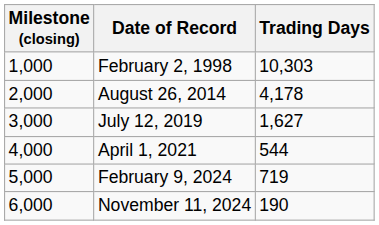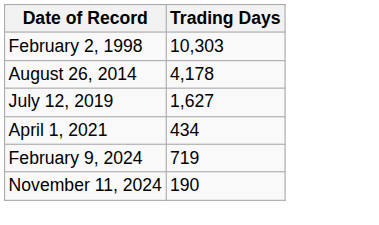- column: (49, 28)
(274, 149) 544 -> (185, 130) 434
